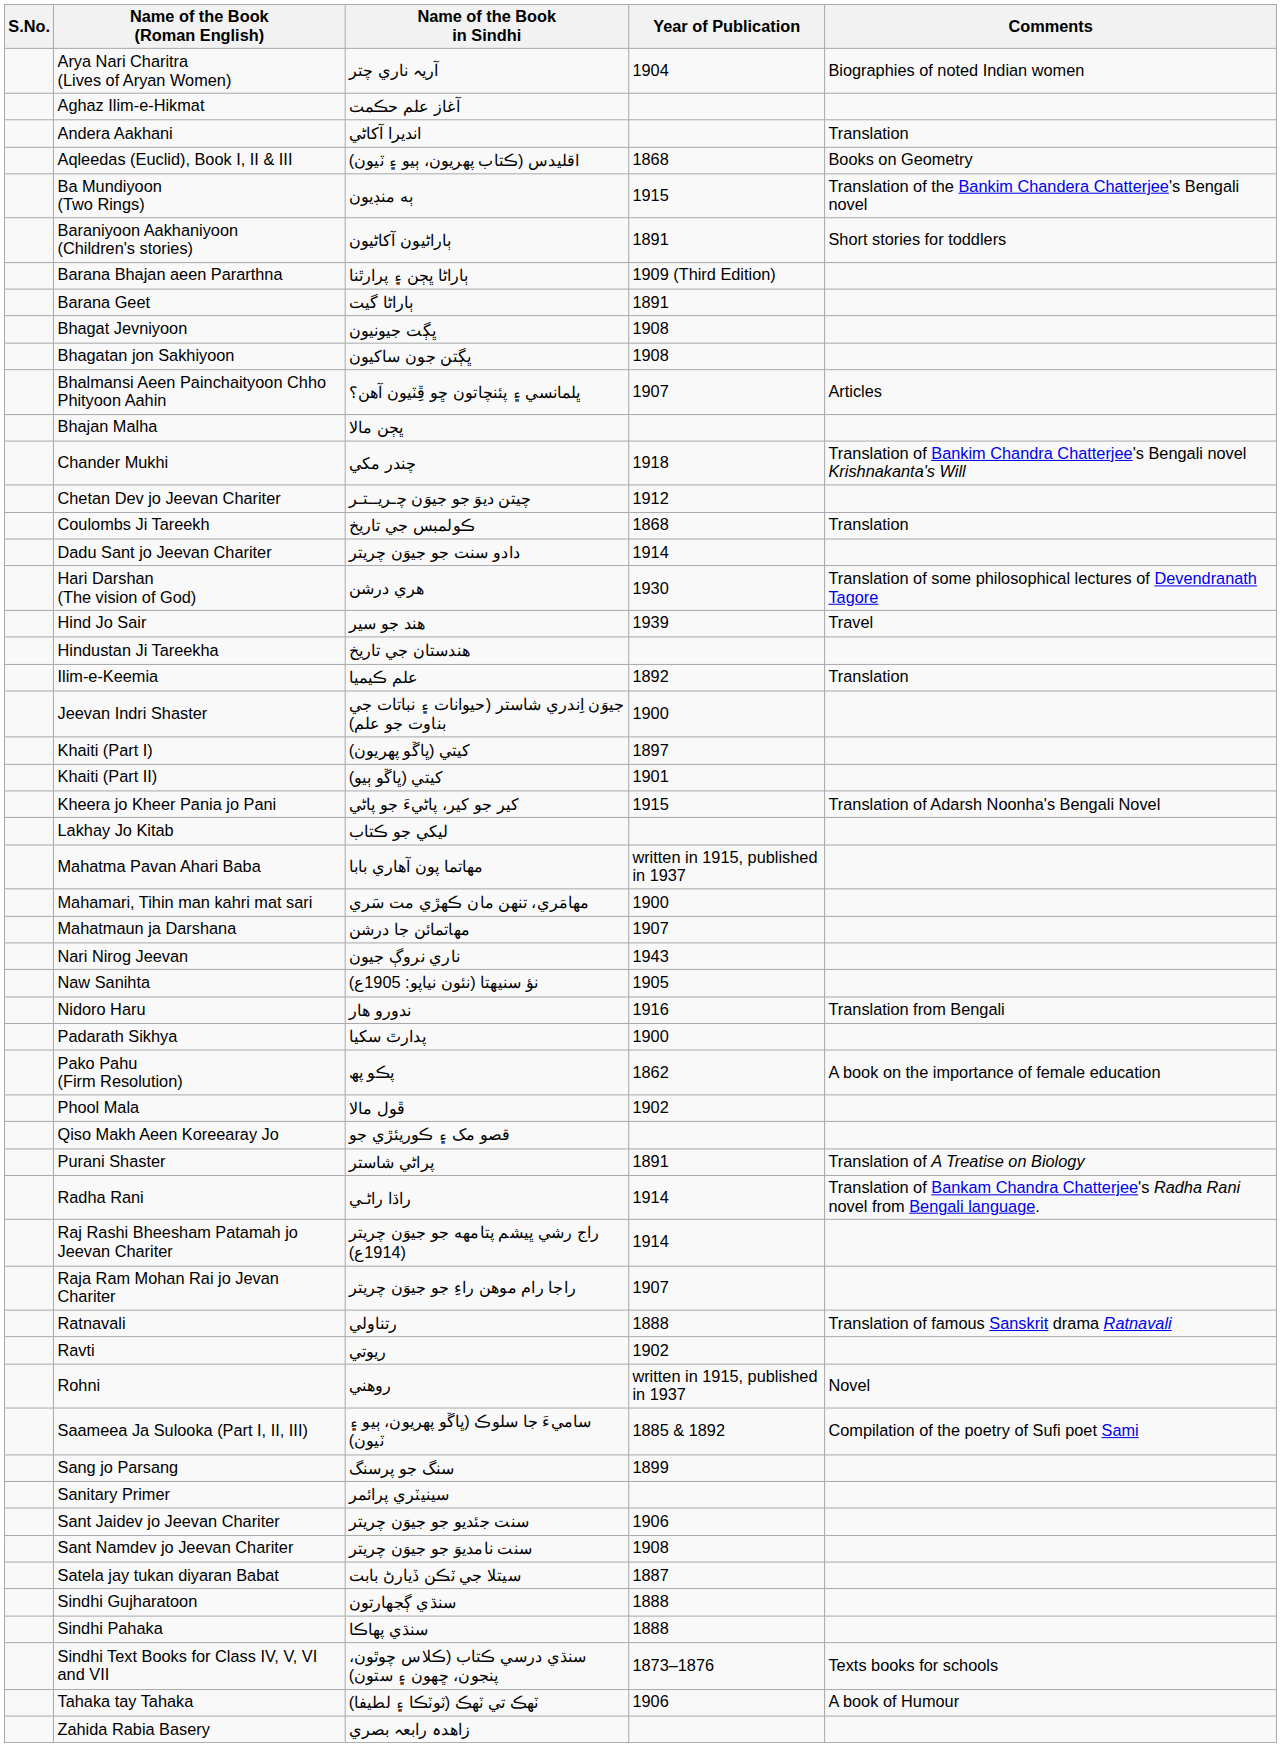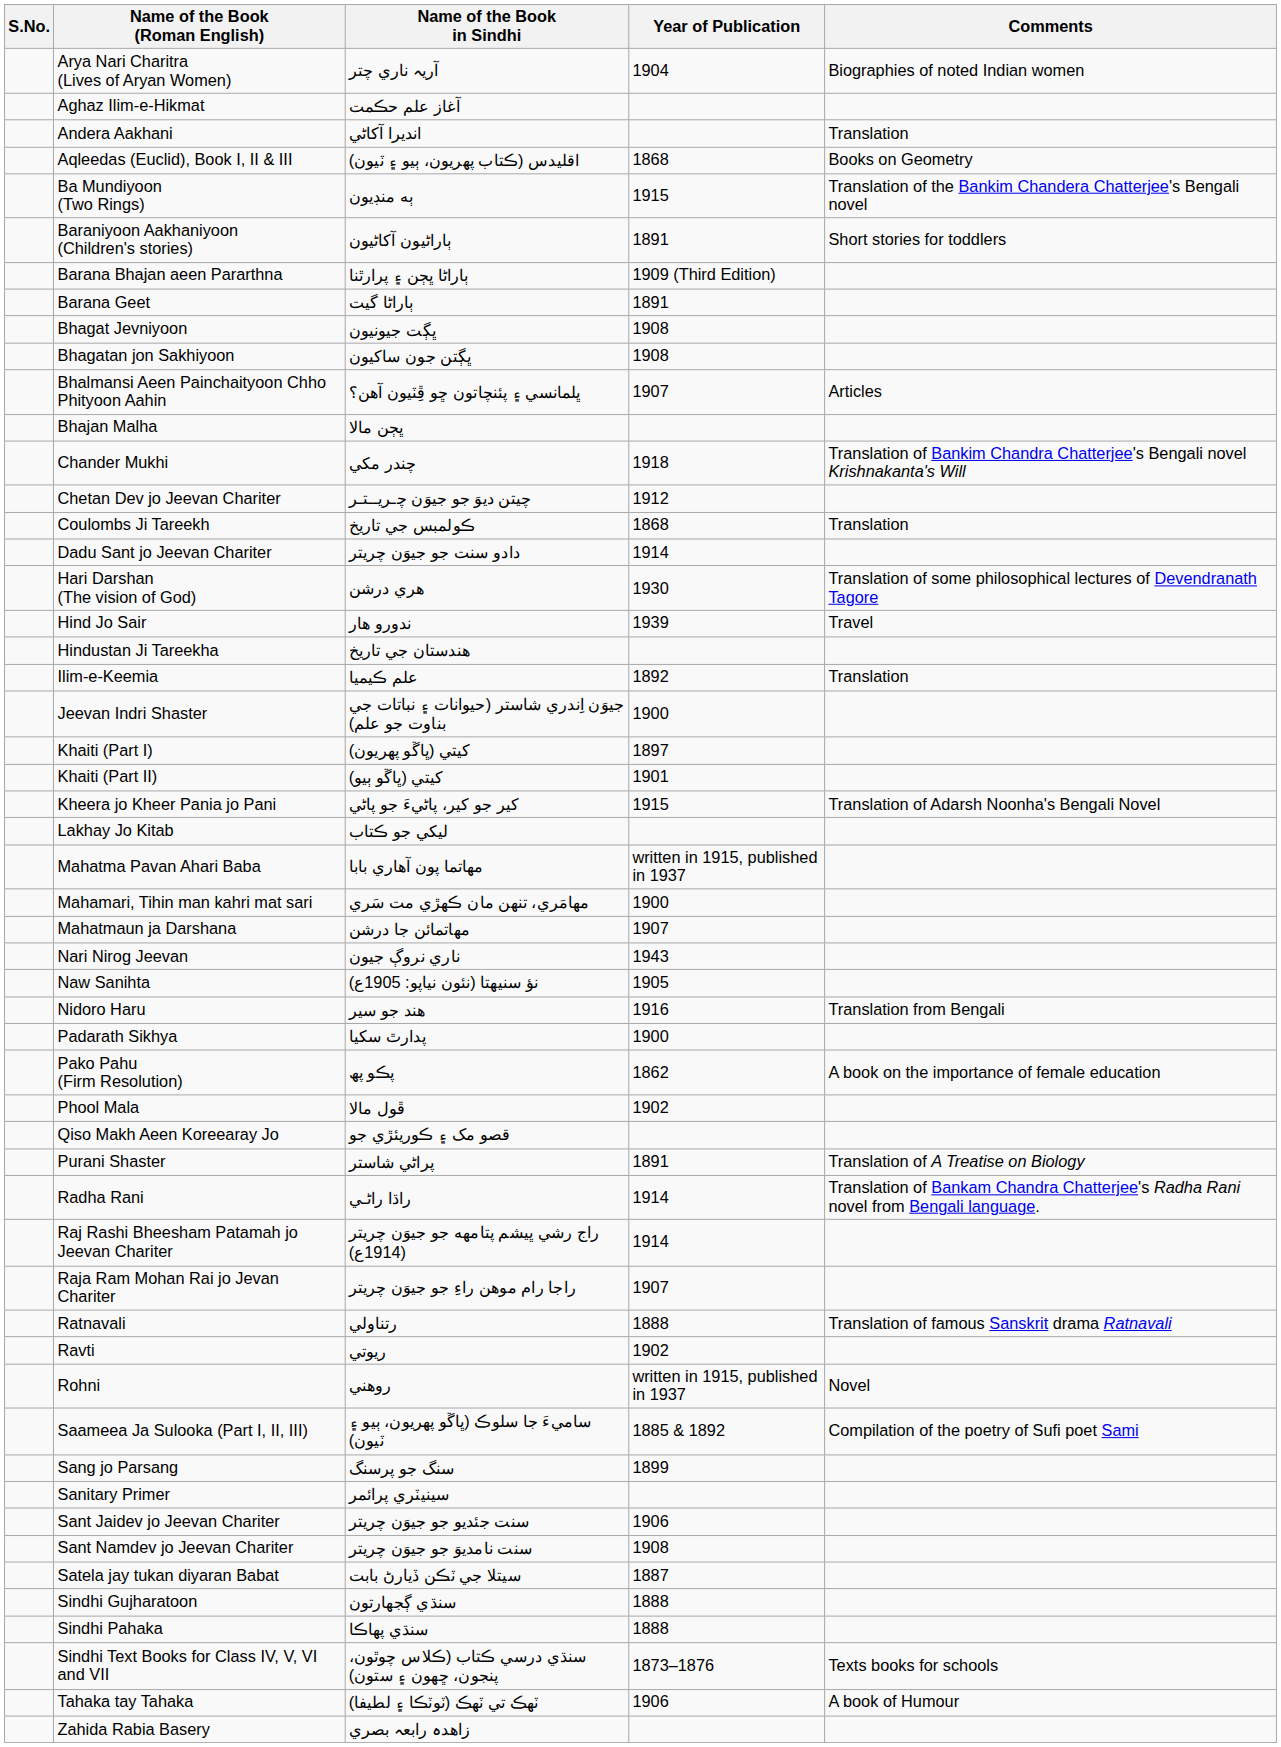(387, 624) ھند جو سير -> (380, 624) ندورو هار
(380, 1010) ندورو هار -> (387, 1010) ھند جو سير
